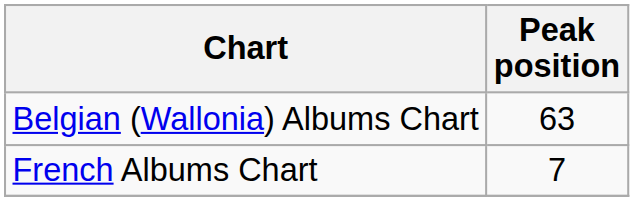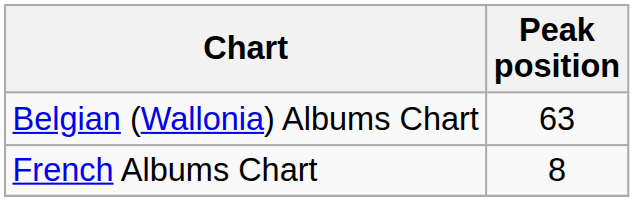(557, 169) 7 -> (557, 169) 8
